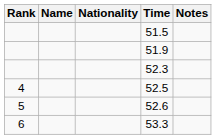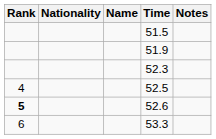columns swapped: (57, 13) <-> (108, 13)
(21, 106) normal -> (21, 106) bold
